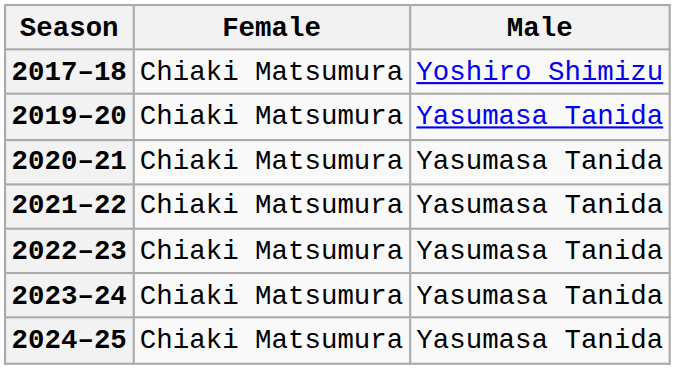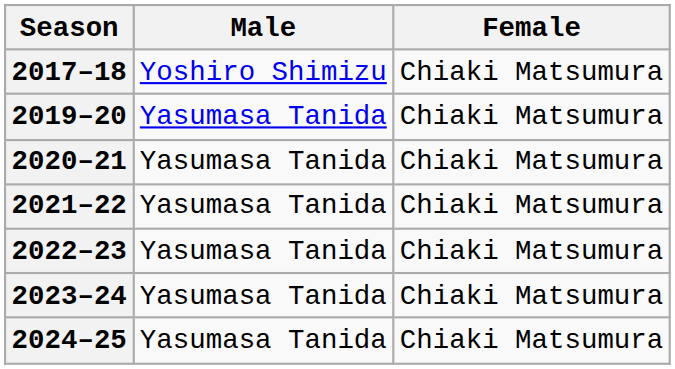columns swapped: (272, 27) <-> (540, 27)
